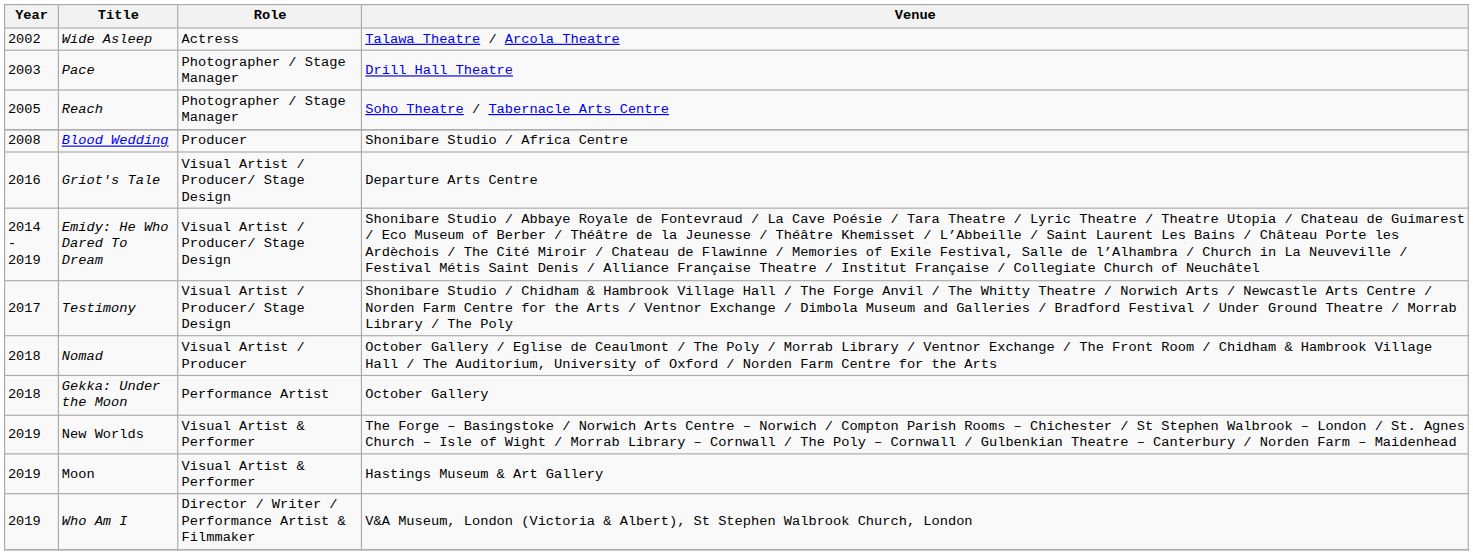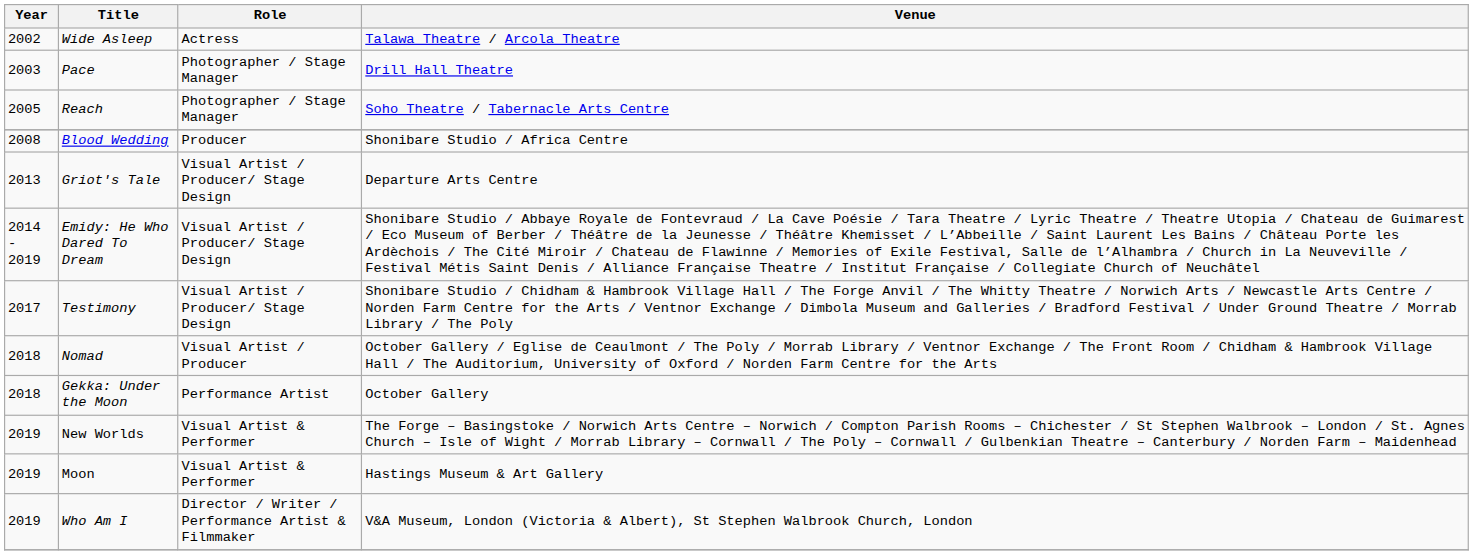(24, 180) 2016 -> (24, 180) 2013
